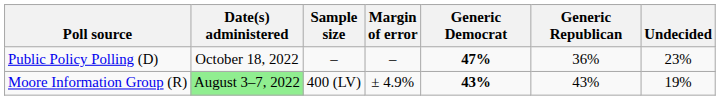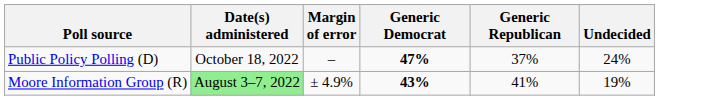- column: (334, 25)
(586, 59) 36% -> (525, 59) 37%
(678, 59) 23% -> (617, 59) 24%
(586, 83) 43% -> (525, 83) 41%
